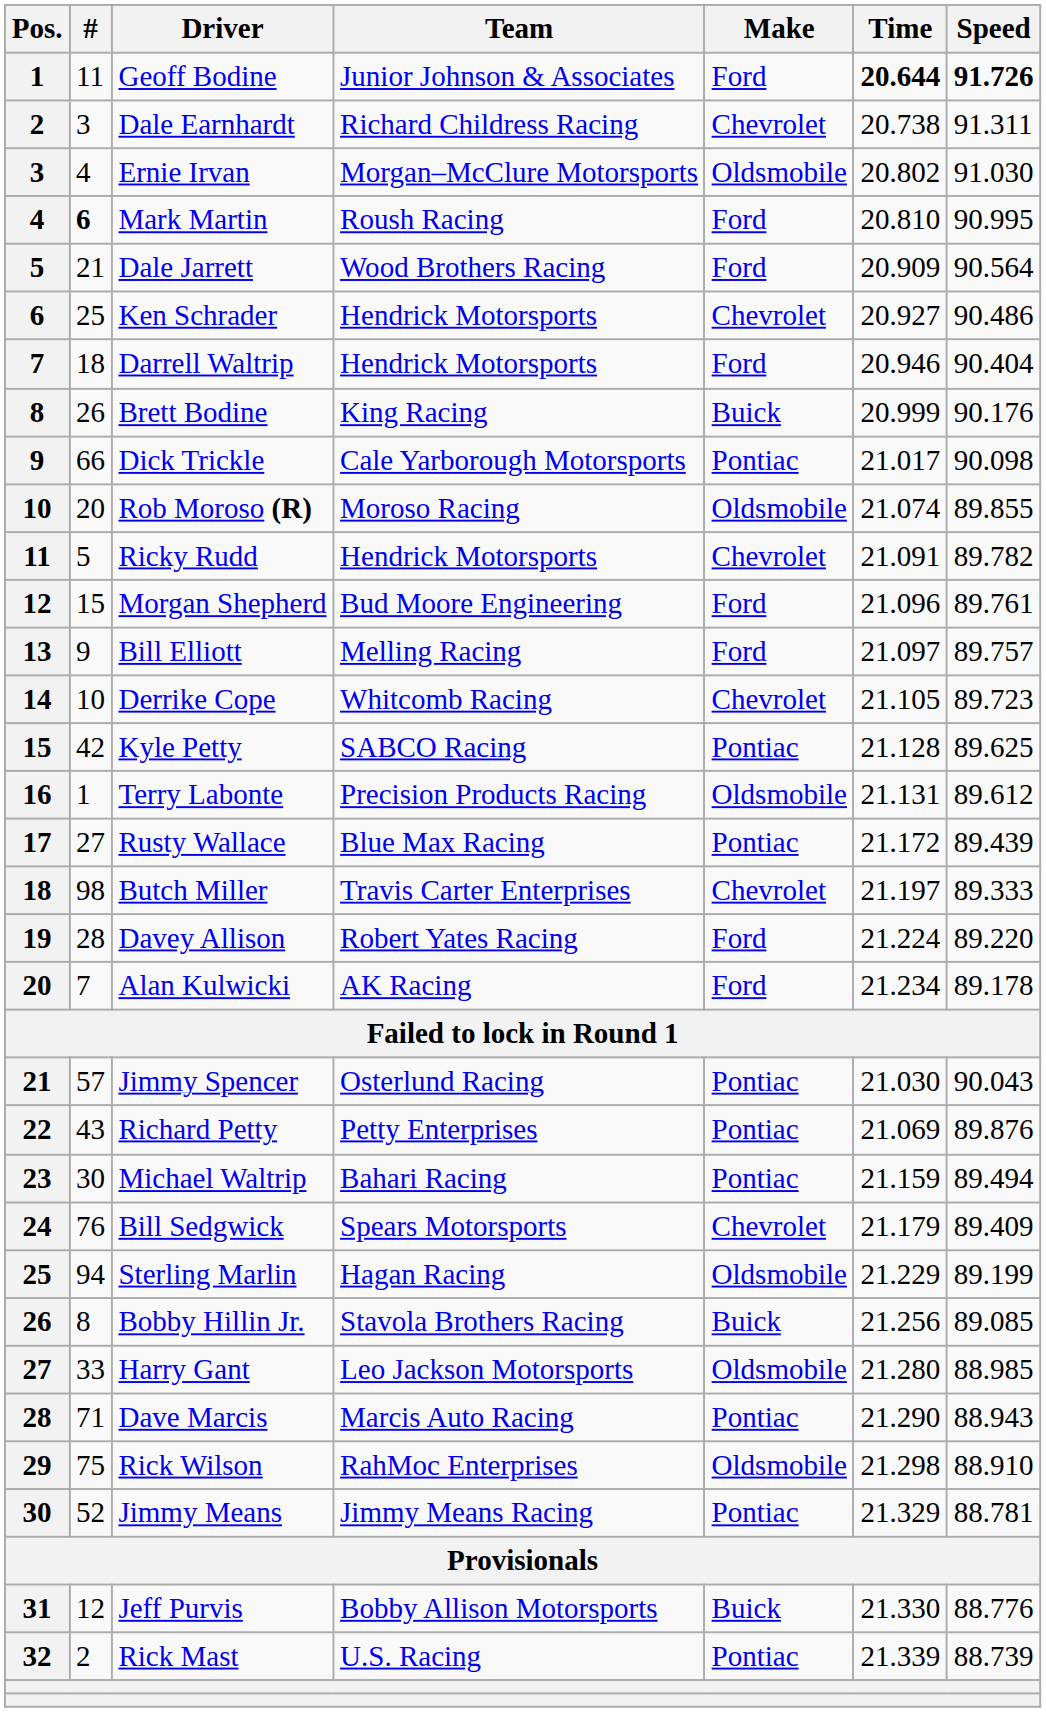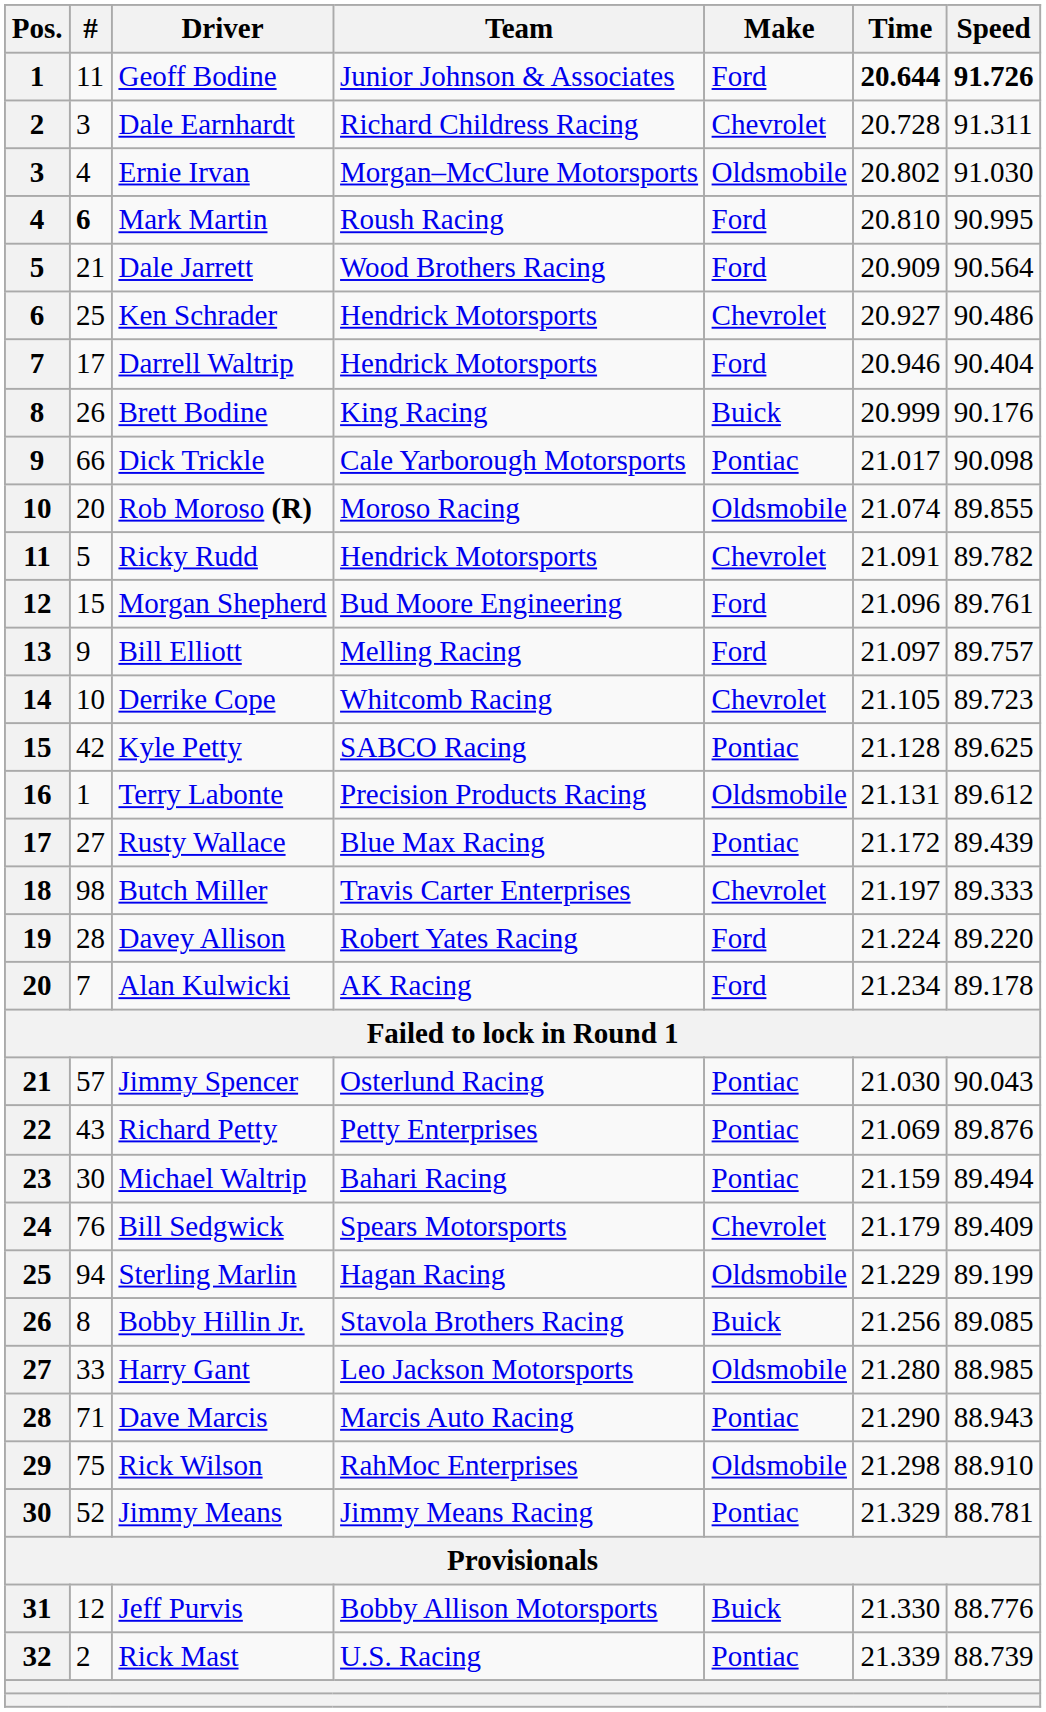(900, 124) 20.738 -> (900, 124) 20.728
(90, 363) 18 -> (90, 363) 17
